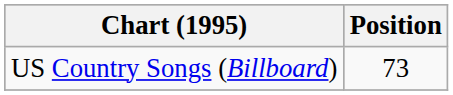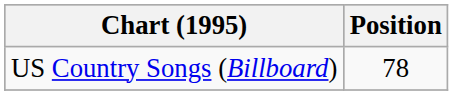(396, 68) 73 -> (396, 68) 78
